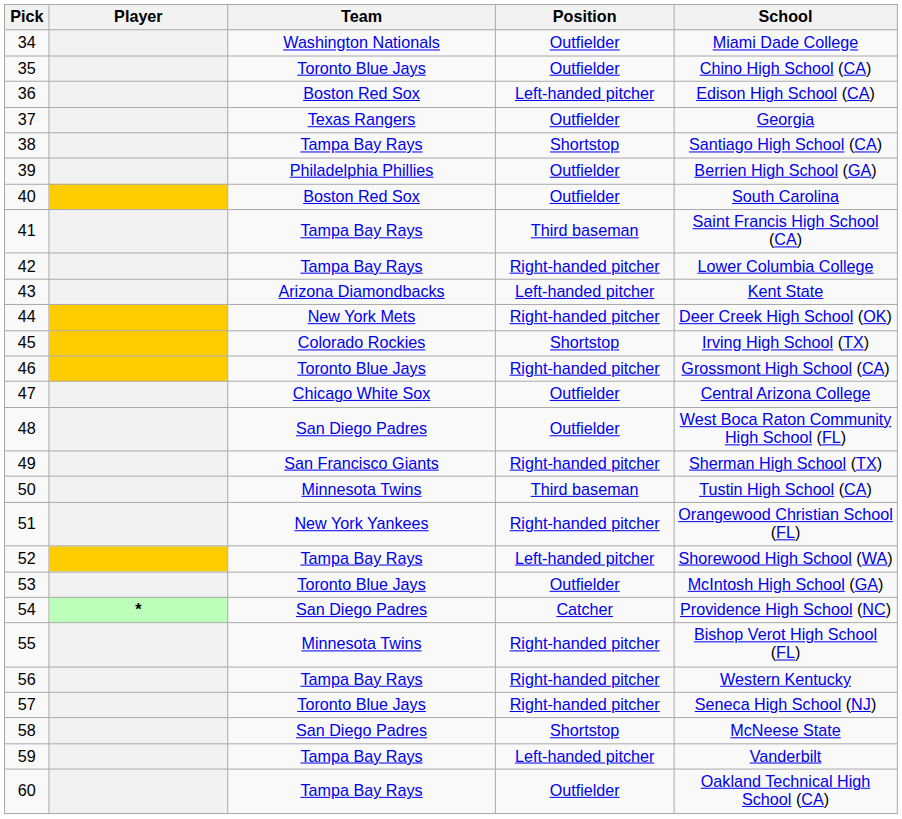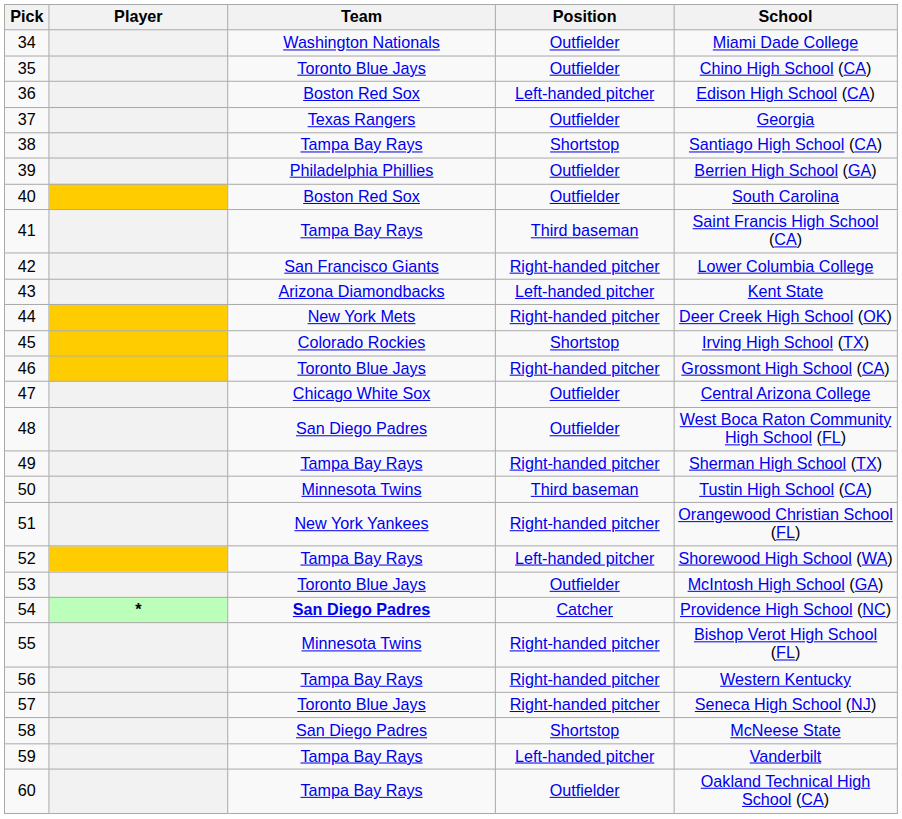(362, 266) Tampa Bay Rays -> (362, 266) San Francisco Giants
(362, 463) San Francisco Giants -> (362, 463) Tampa Bay Rays
(362, 610) normal -> (362, 610) bold
